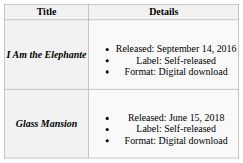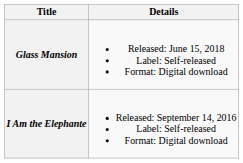rows swapped: (47, 54) <-> (47, 123)
